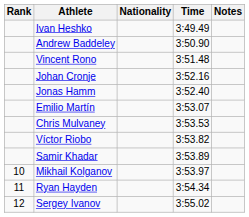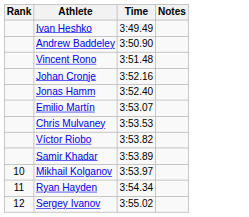- column: (145, 12)
